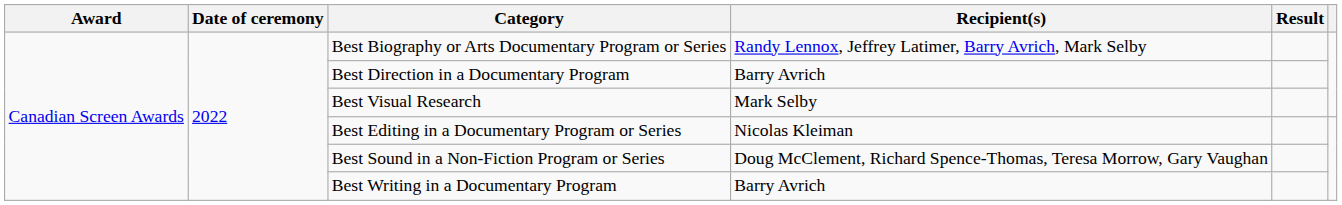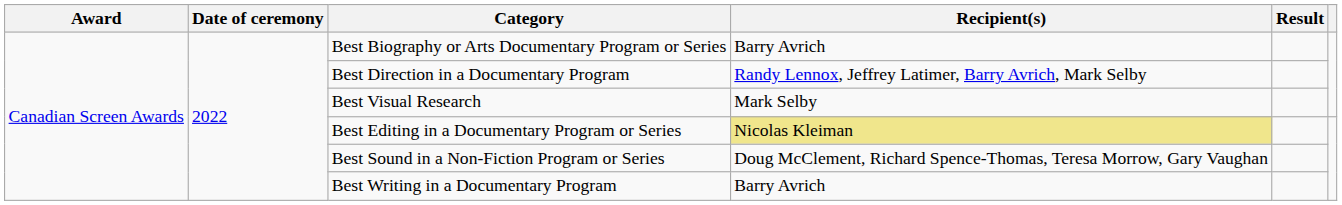(940, 46) Randy Lennox, Jeffrey Latimer, Barry Avrich, Mark Selby -> (780, 46) Barry Avrich
(780, 74) Barry Avrich -> (940, 74) Randy Lennox, Jeffrey Latimer, Barry Avrich, Mark Selby
(794, 130) no background -> (794, 130) khaki background
